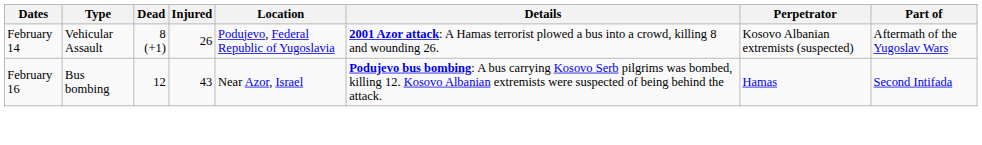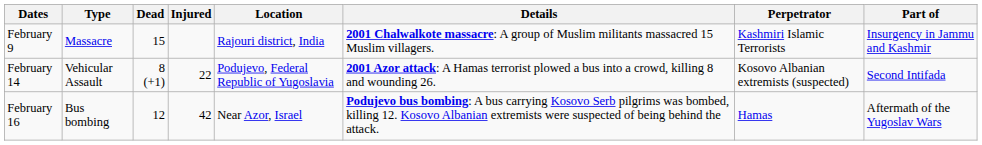+ row: (30, 41)
(206, 41) 26 -> (205, 75) 22
(915, 41) Aftermath of the Yugoslav Wars -> (906, 75) Second Intifada
(206, 82) 43 -> (205, 115) 42
(913, 82) Second Intifada -> (908, 115) Aftermath of the Yugoslav Wars
